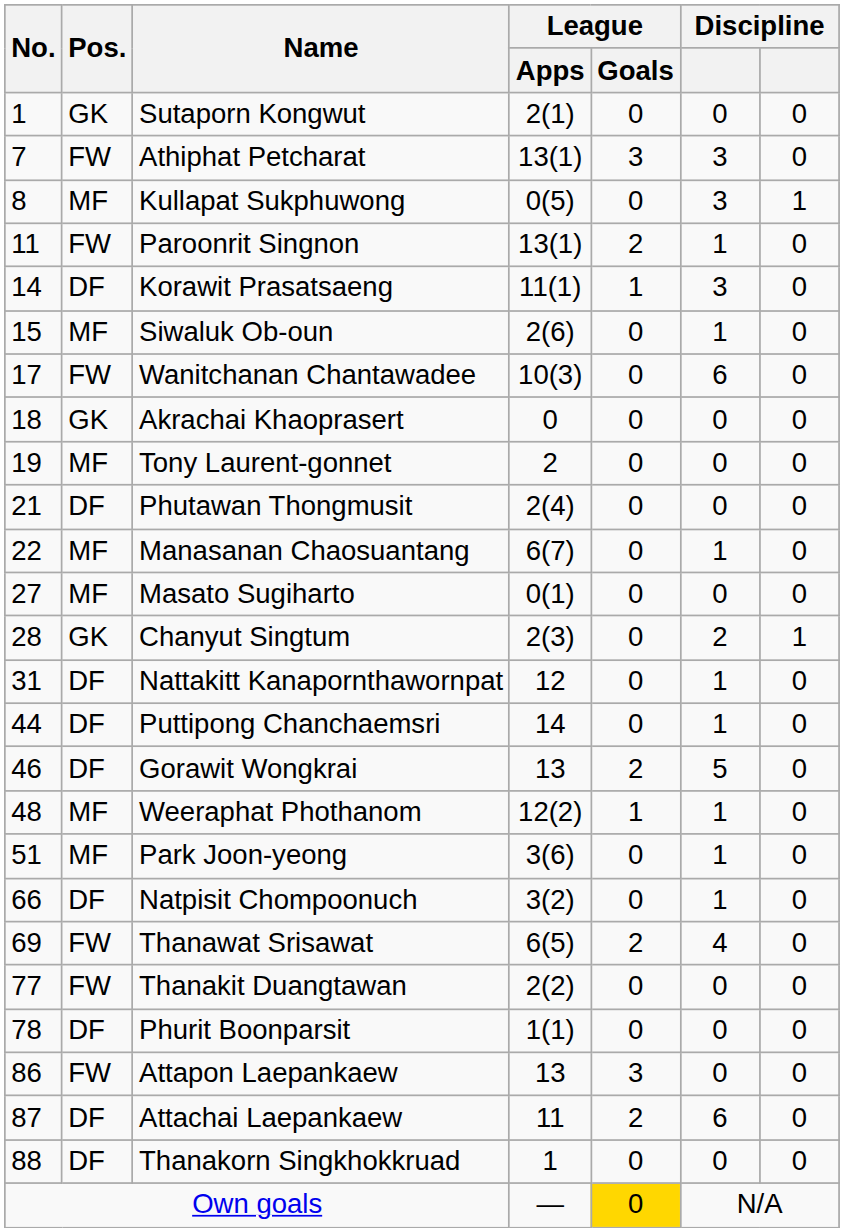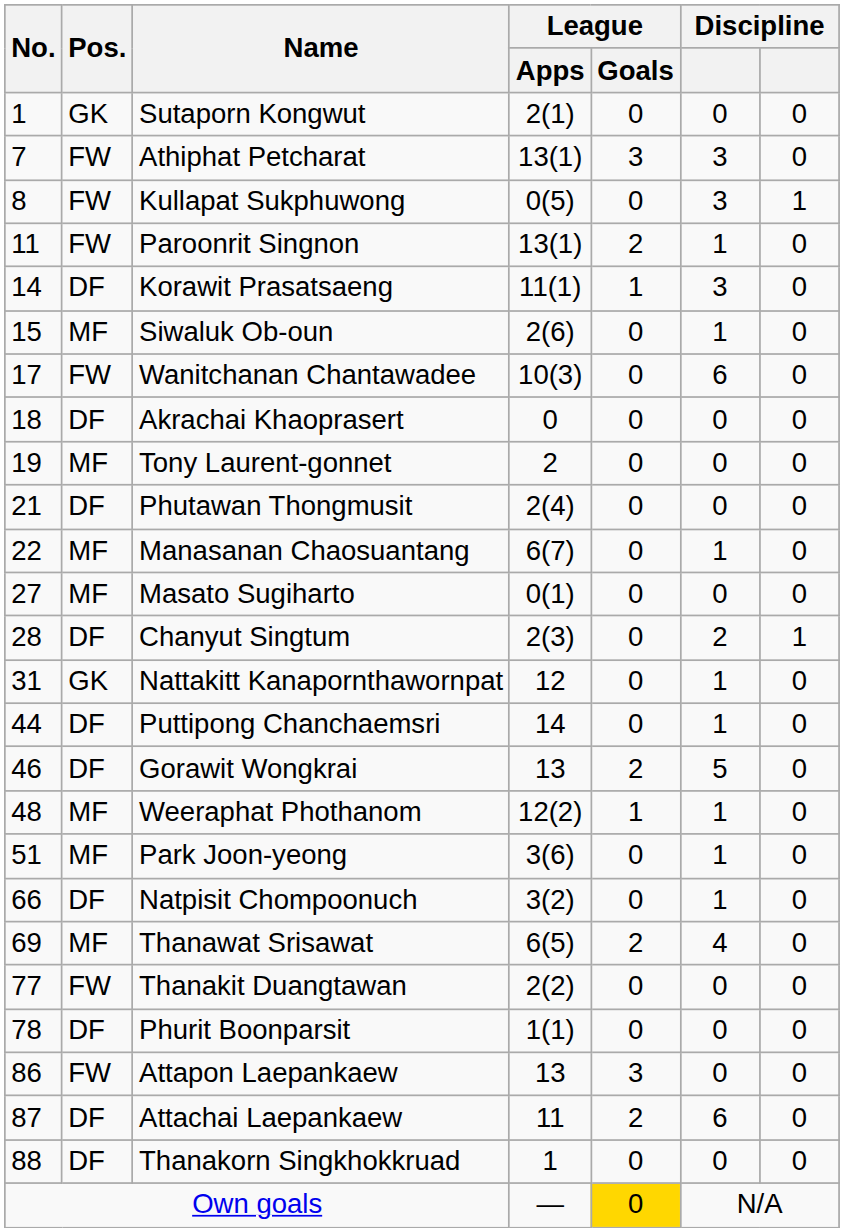(88, 200) MF -> (90, 200) FW
(88, 419) GK -> (87, 419) DF
(88, 637) GK -> (87, 637) DF
(87, 680) DF -> (88, 680) GK
(90, 942) FW -> (88, 942) MF
